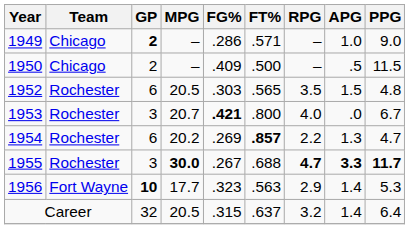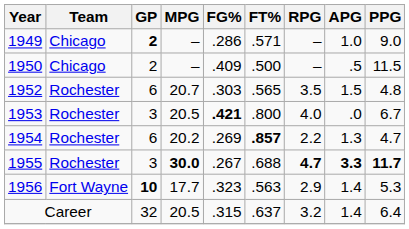(185, 90) 20.5 -> (185, 90) 20.7
(185, 114) 20.7 -> (185, 114) 20.5
